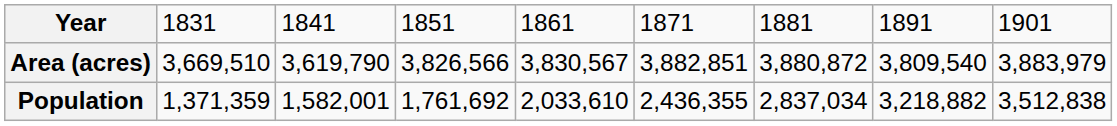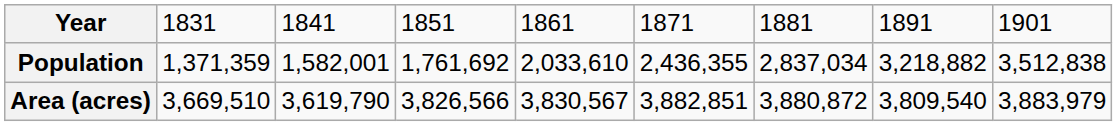rows swapped: (81, 62) <-> (81, 100)
